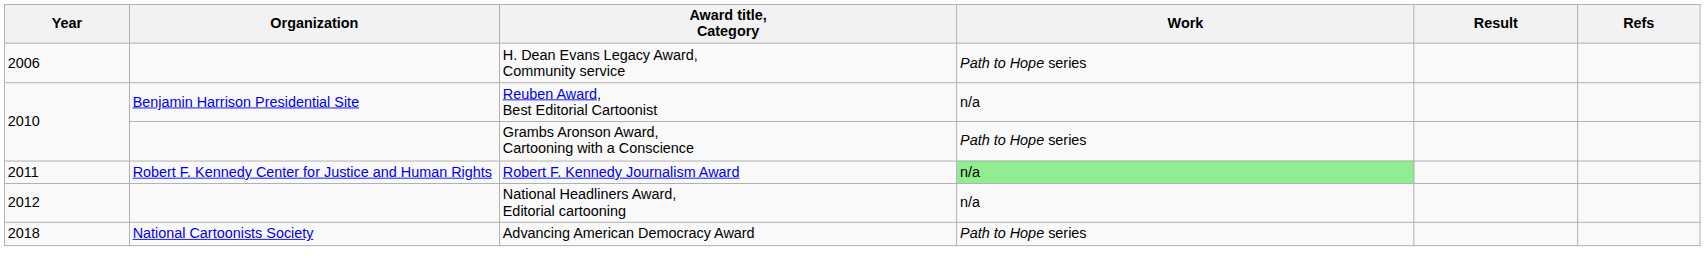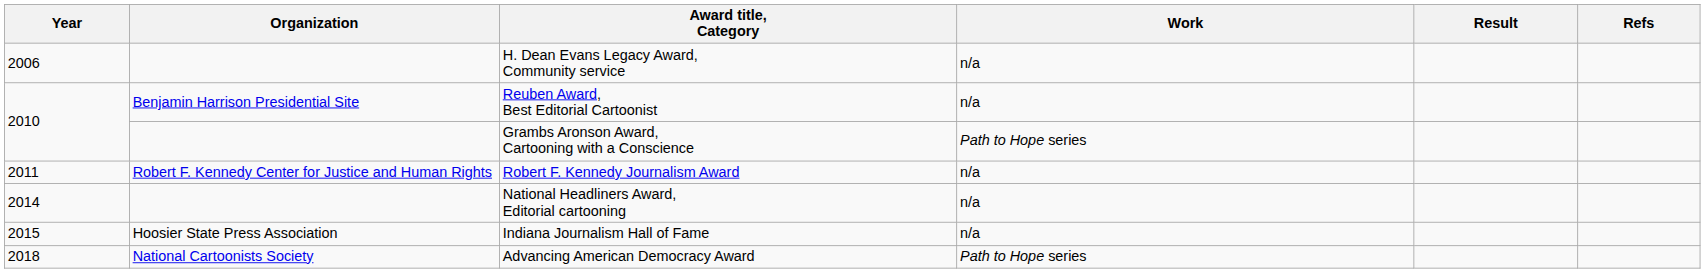(1023, 63) Path to Hope series -> (970, 63) n/a
(970, 172) lightgreen background -> (970, 172) no background
(24, 203) 2012 -> (24, 203) 2014
+ row: (606, 233)
